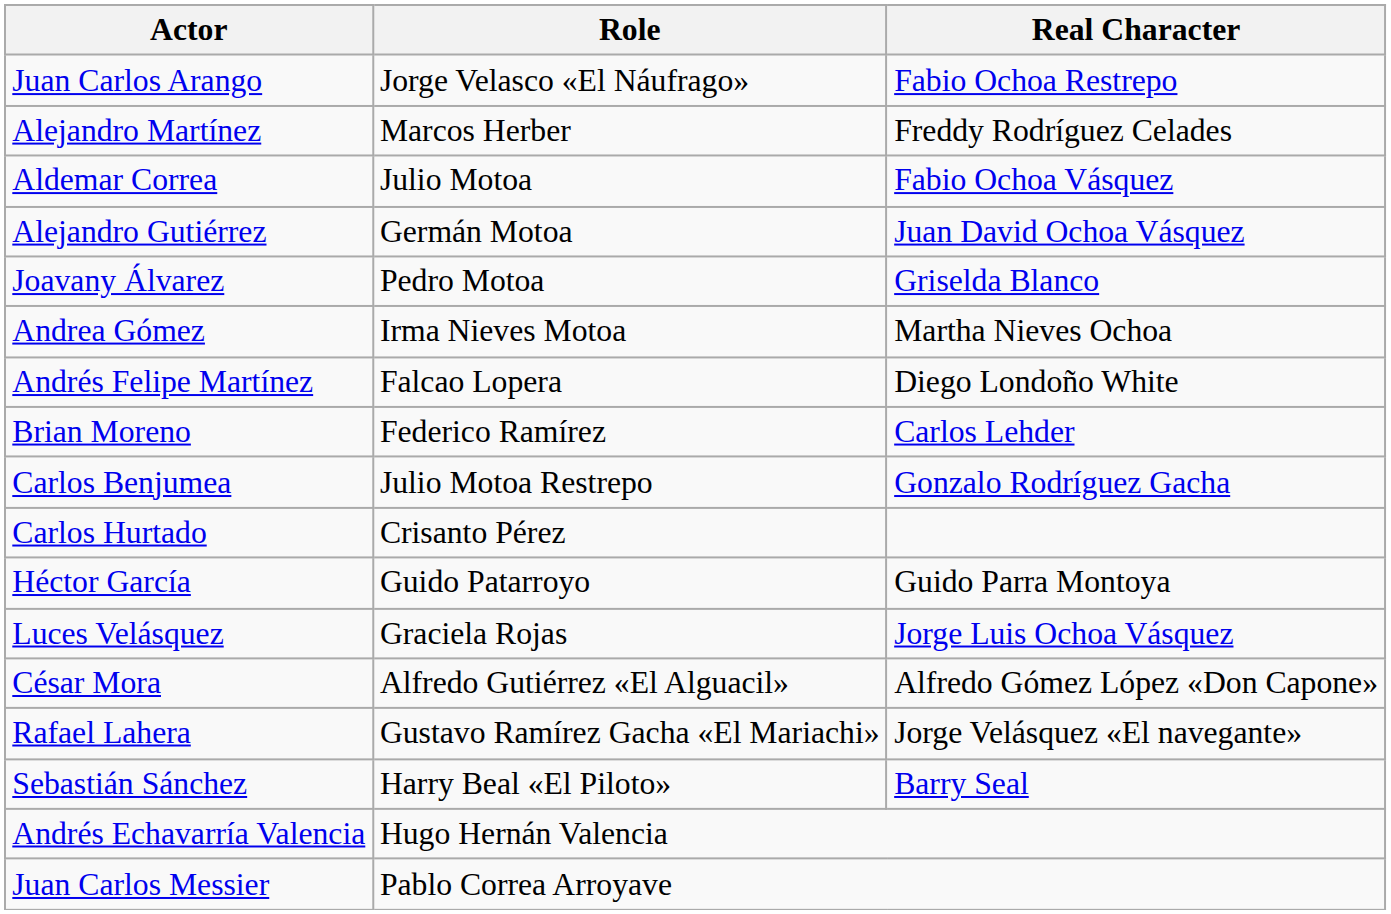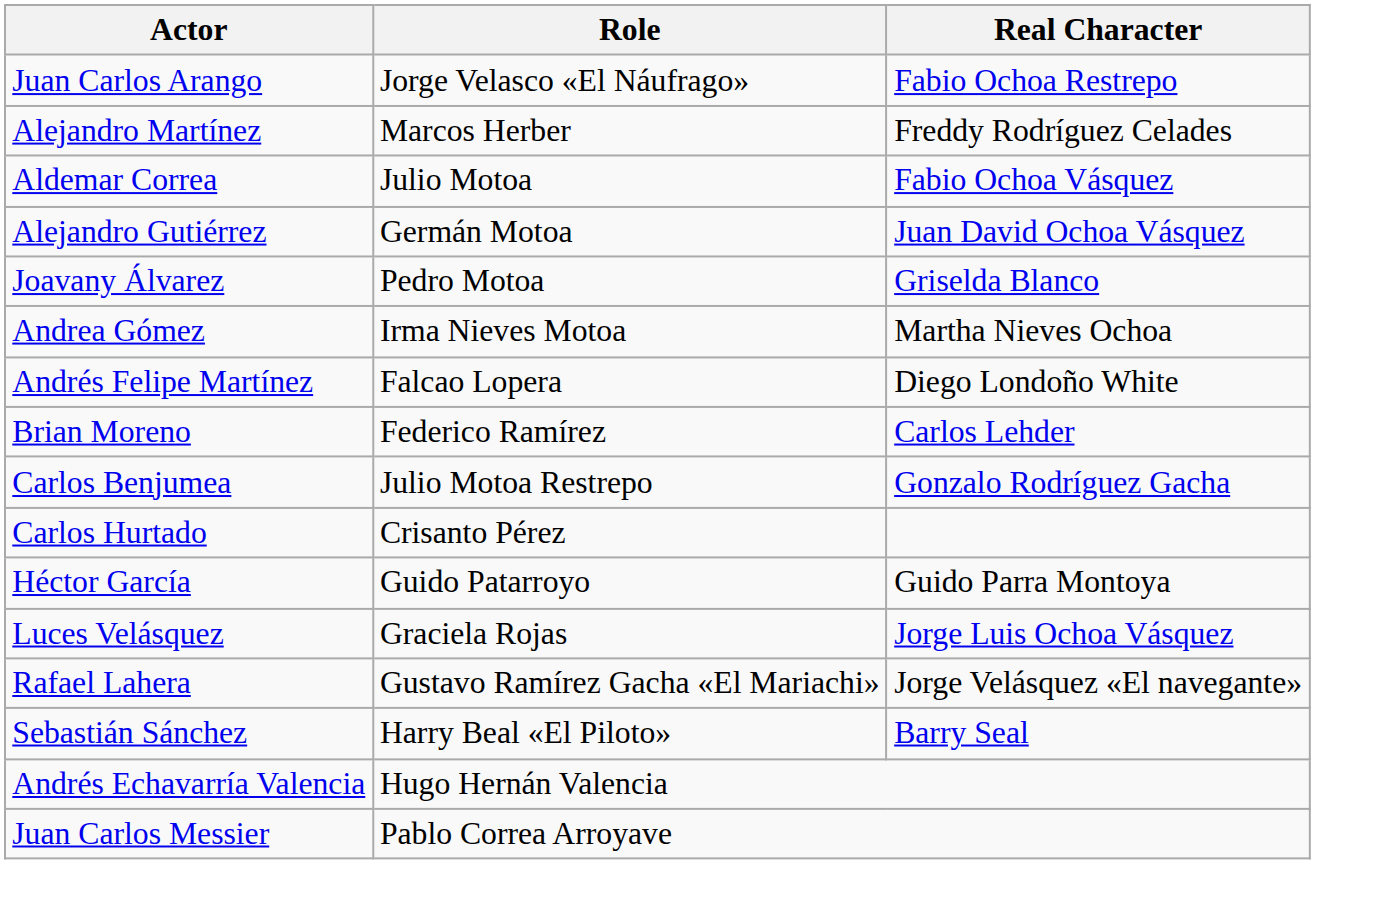- row: (87, 682)
